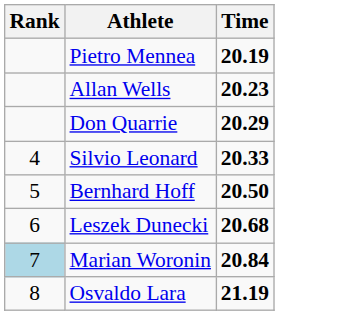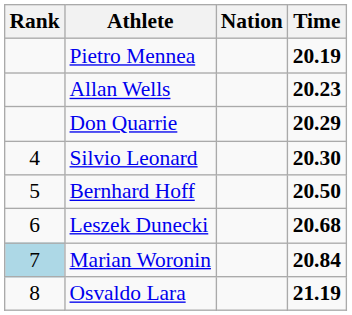+ column: (252, 21)
(245, 157) 20.33 -> (317, 157) 20.30
